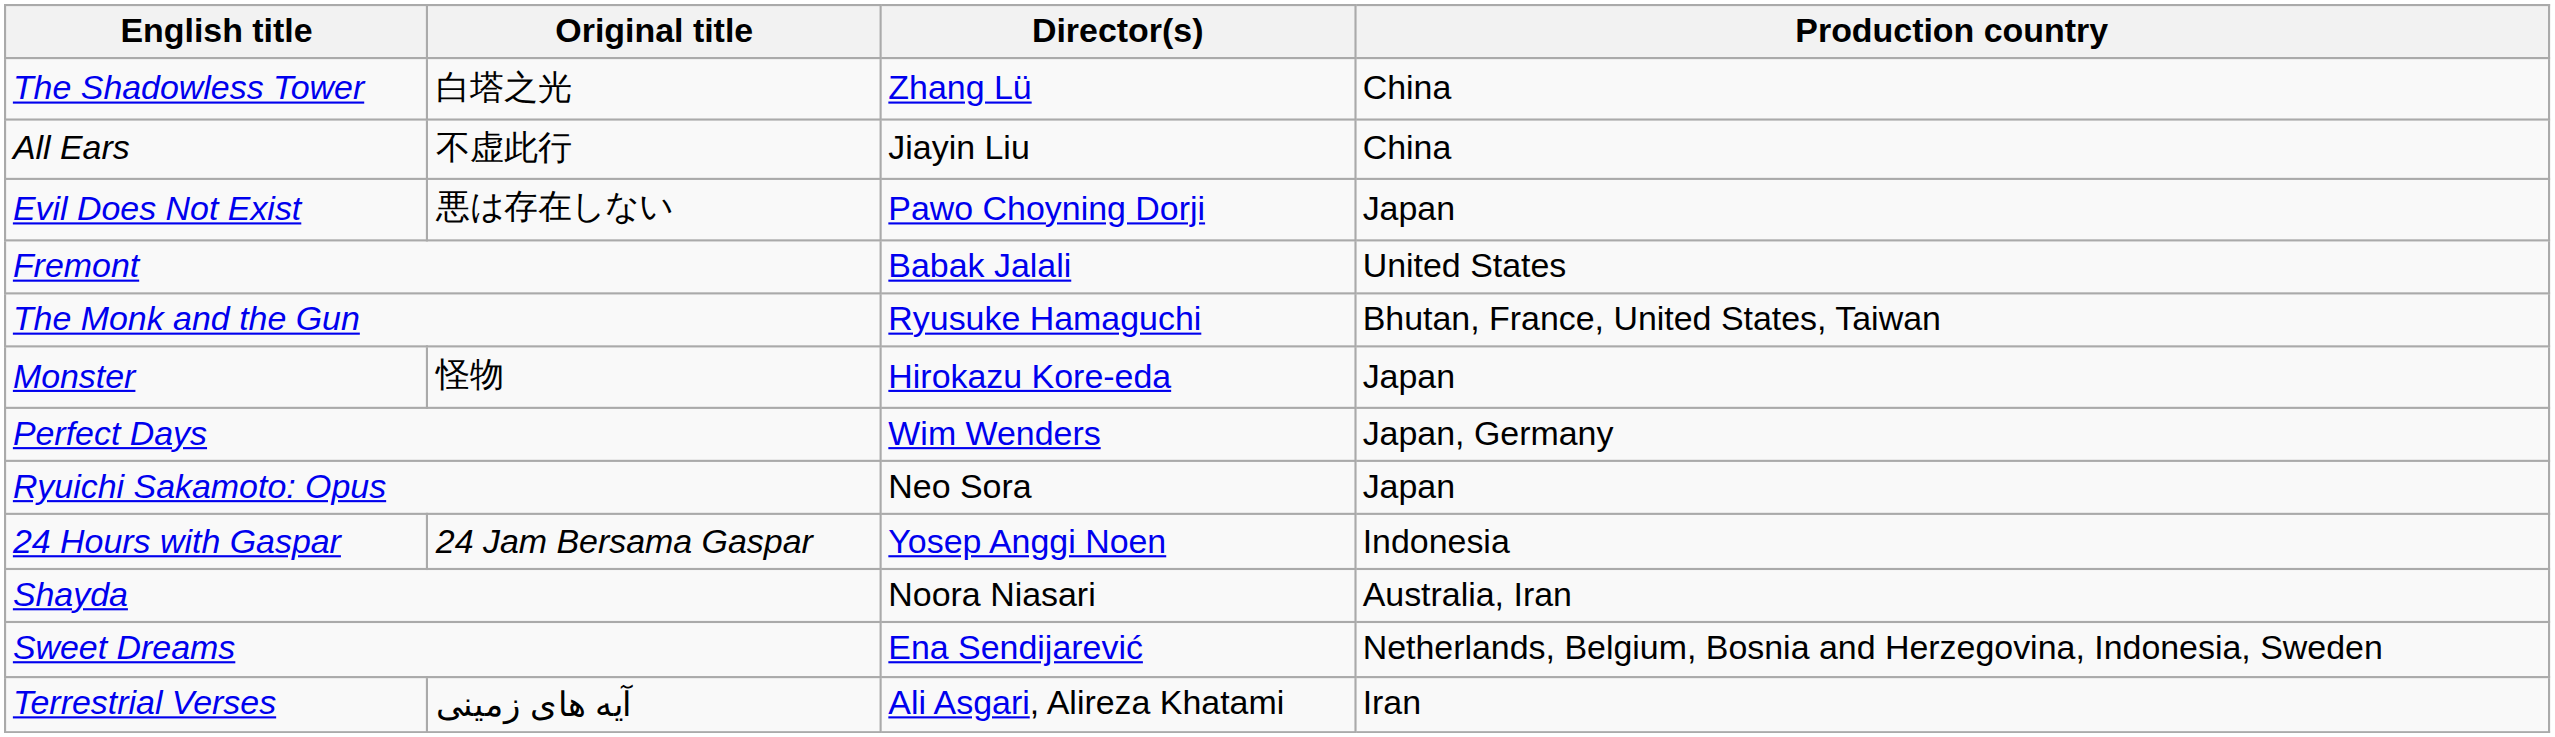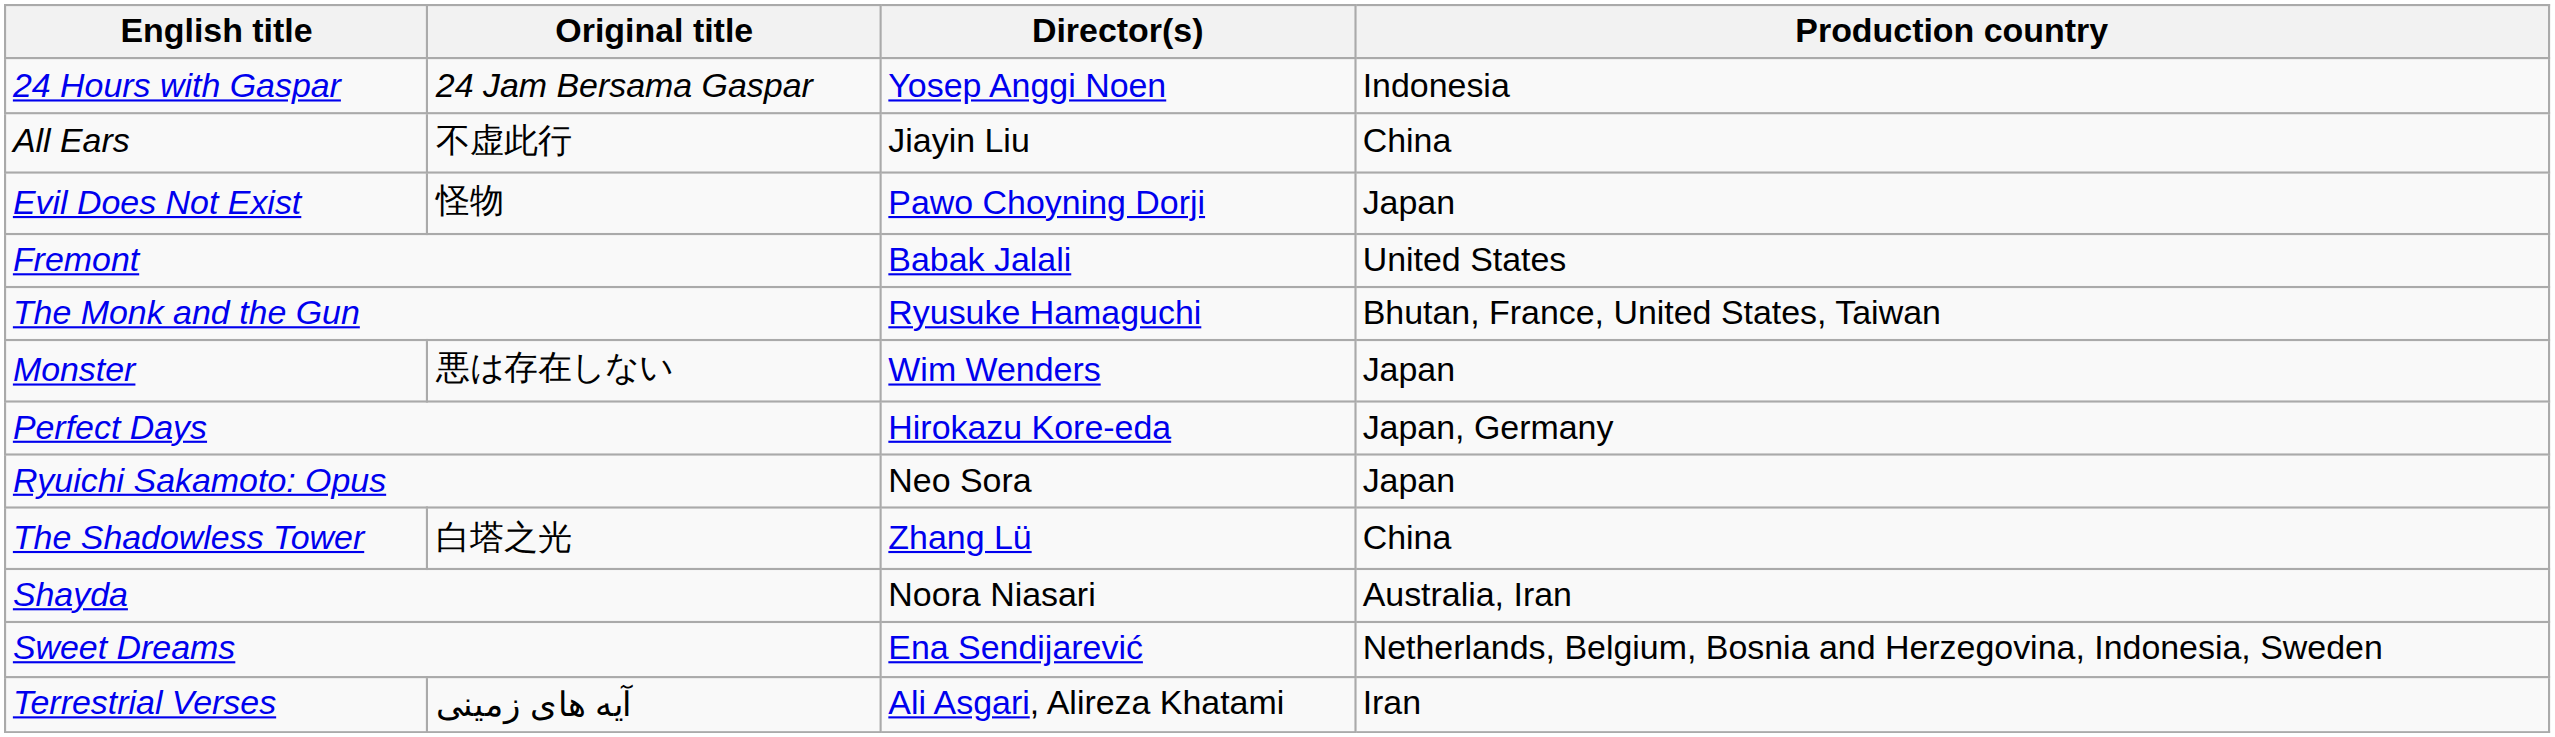rows swapped: (177, 540) <-> (189, 88)
(555, 207) 悪は存在しない -> (470, 201) 怪物
(470, 375) 怪物 -> (555, 369) 悪は存在しない
(1030, 376) Hirokazu Kore-eda -> (995, 370) Wim Wenders
(995, 433) Wim Wenders -> (1030, 427) Hirokazu Kore-eda
